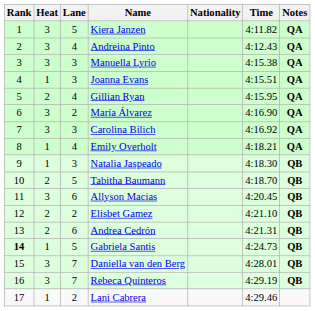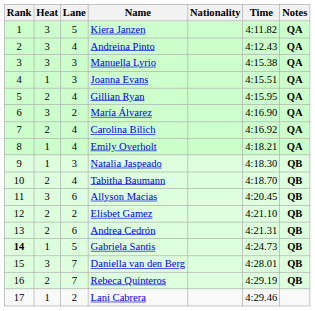(47, 130) 3 -> (47, 130) 2
(74, 130) 3 -> (74, 130) 4
(74, 180) 5 -> (74, 180) 4
(47, 280) 3 -> (47, 280) 2
